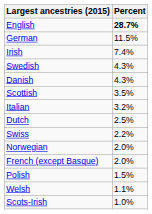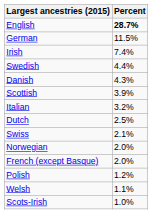(124, 66) 4.3% -> (124, 66) 4.4%
(124, 93) 3.5% -> (124, 93) 3.9%
(124, 134) 2.2% -> (124, 134) 2.1%
(124, 175) 1.5% -> (124, 175) 1.2%
